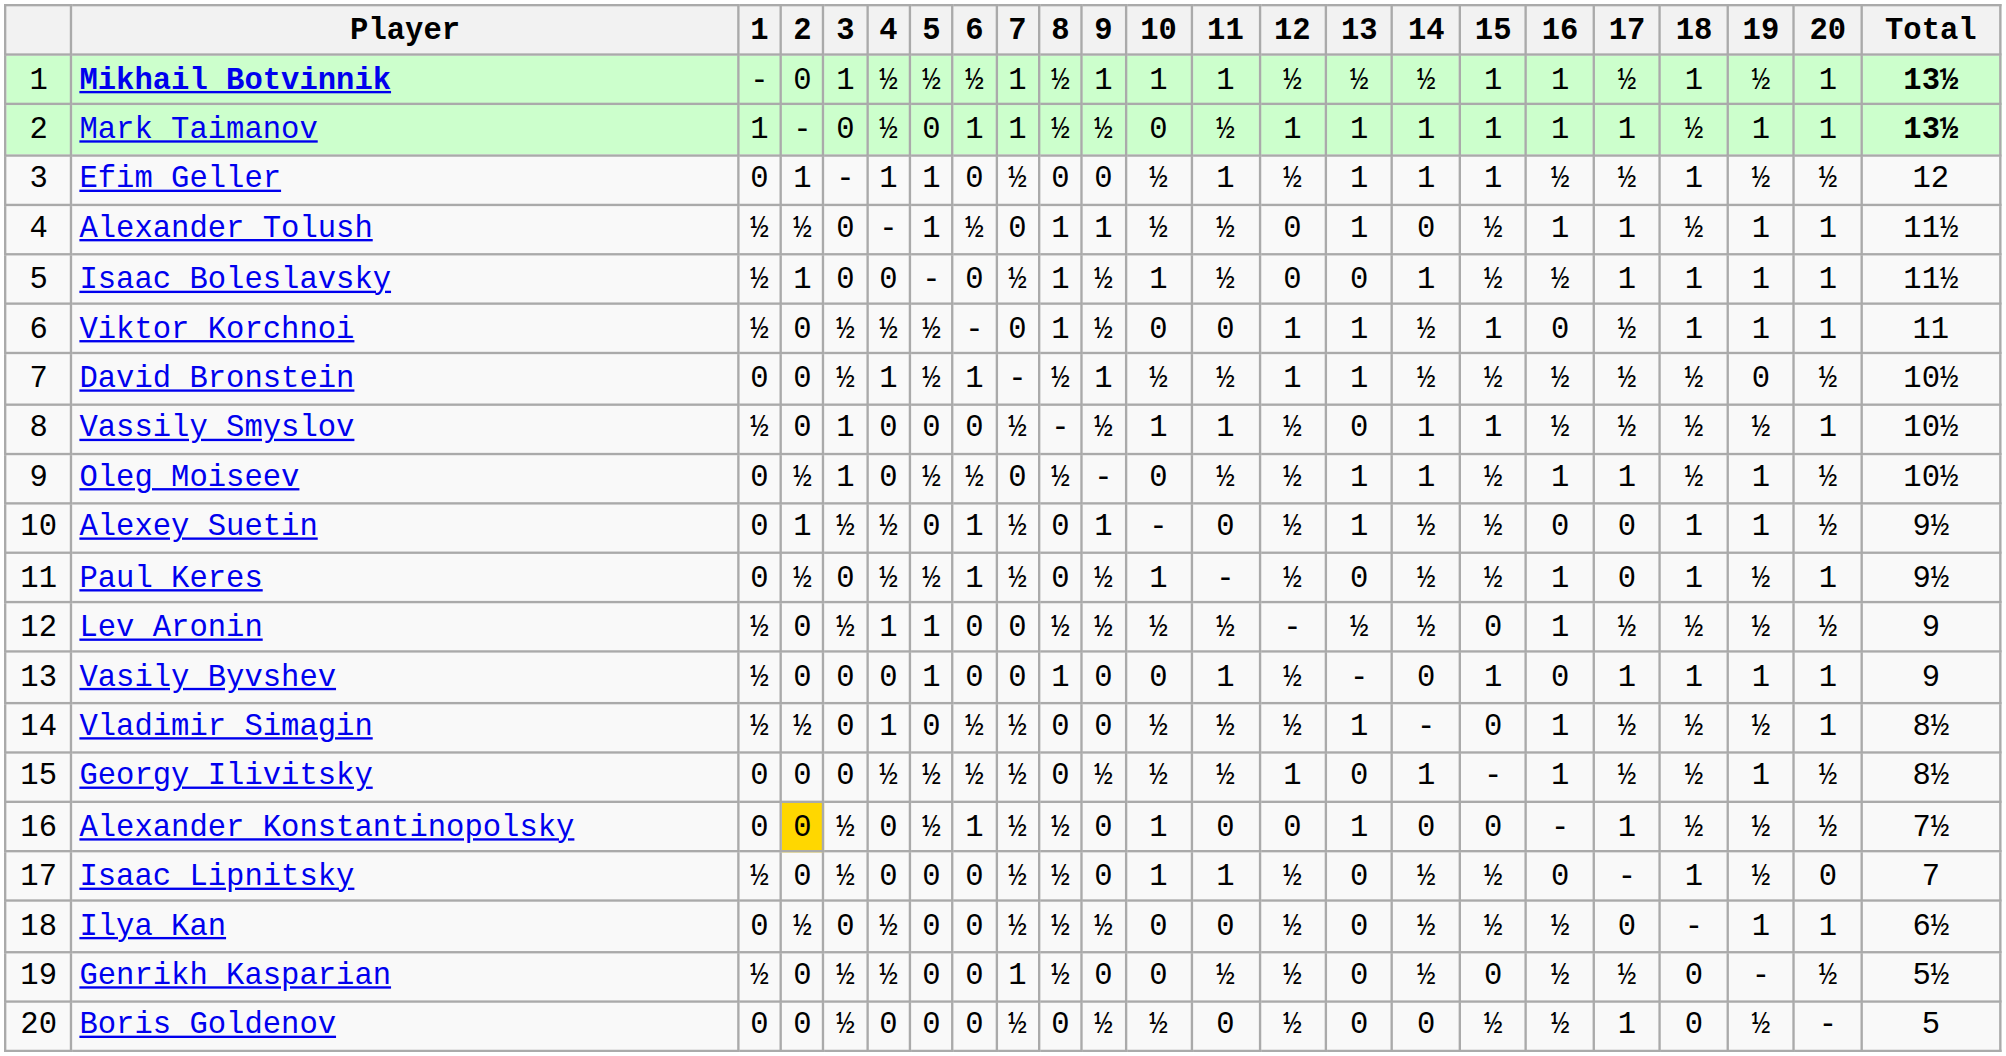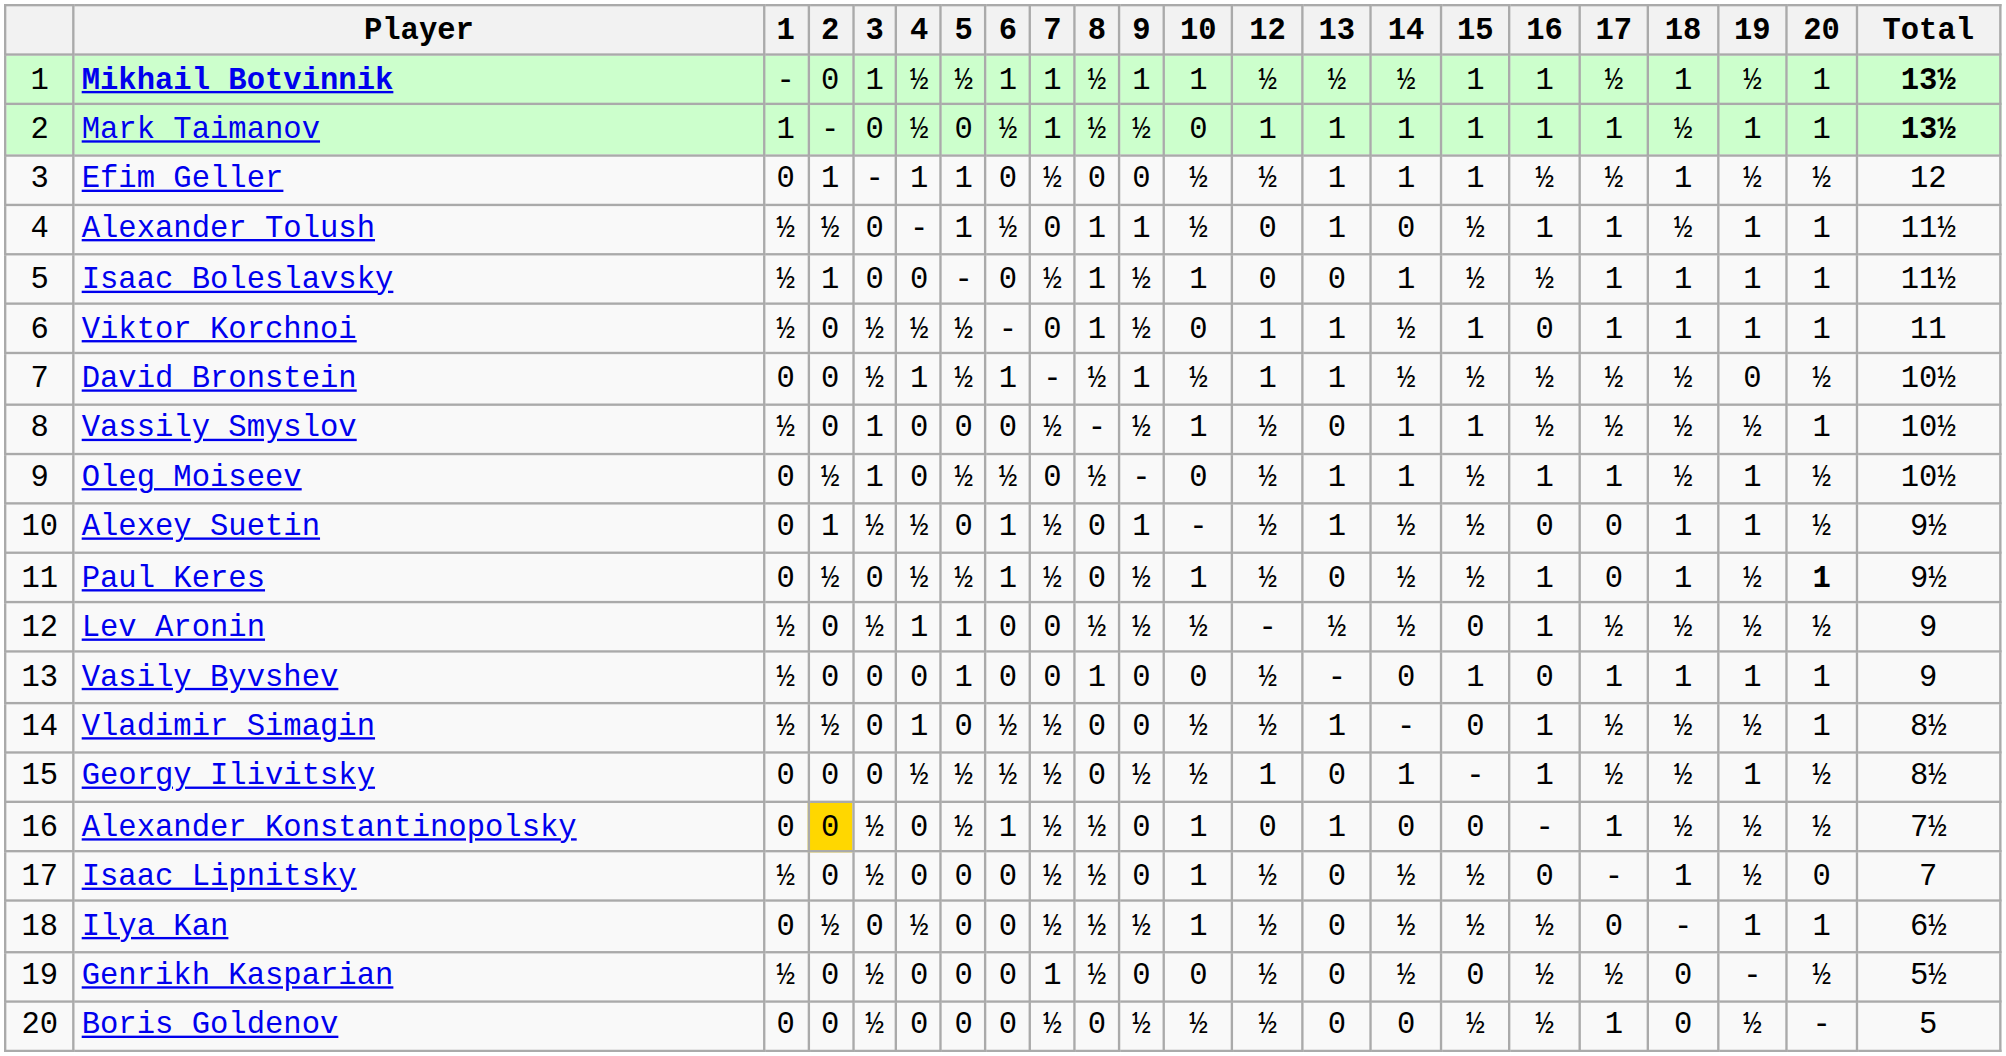- column: (1225, 30)
(975, 80) ½ -> (1008, 80) 1
(975, 130) 1 -> (1008, 130) ½
(1627, 329) ½ -> (1614, 329) 1
(1828, 578) normal -> (1822, 578) bold
(1158, 926) 0 -> (1198, 926) 1
(889, 976) ½ -> (919, 976) 0
